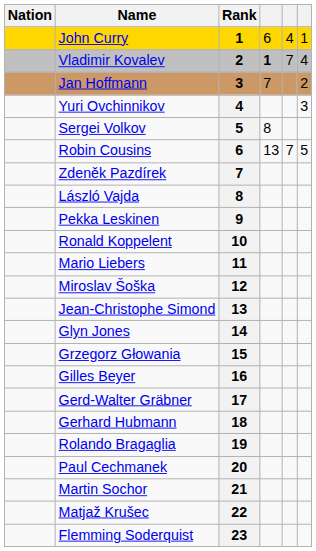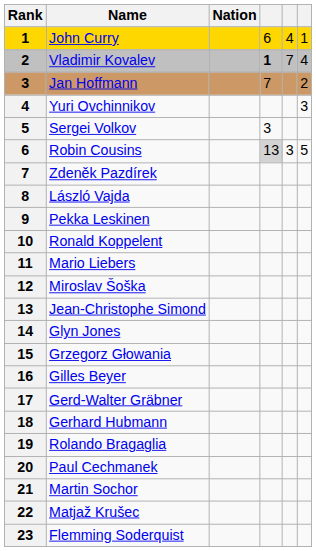columns swapped: (239, 15) <-> (30, 15)
(267, 128) 8 -> (267, 128) 3
(271, 151) no background -> (271, 151) lightgrey background
(290, 151) 7 -> (290, 151) 3
